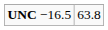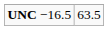(89, 15) 63.8 -> (89, 15) 63.5
